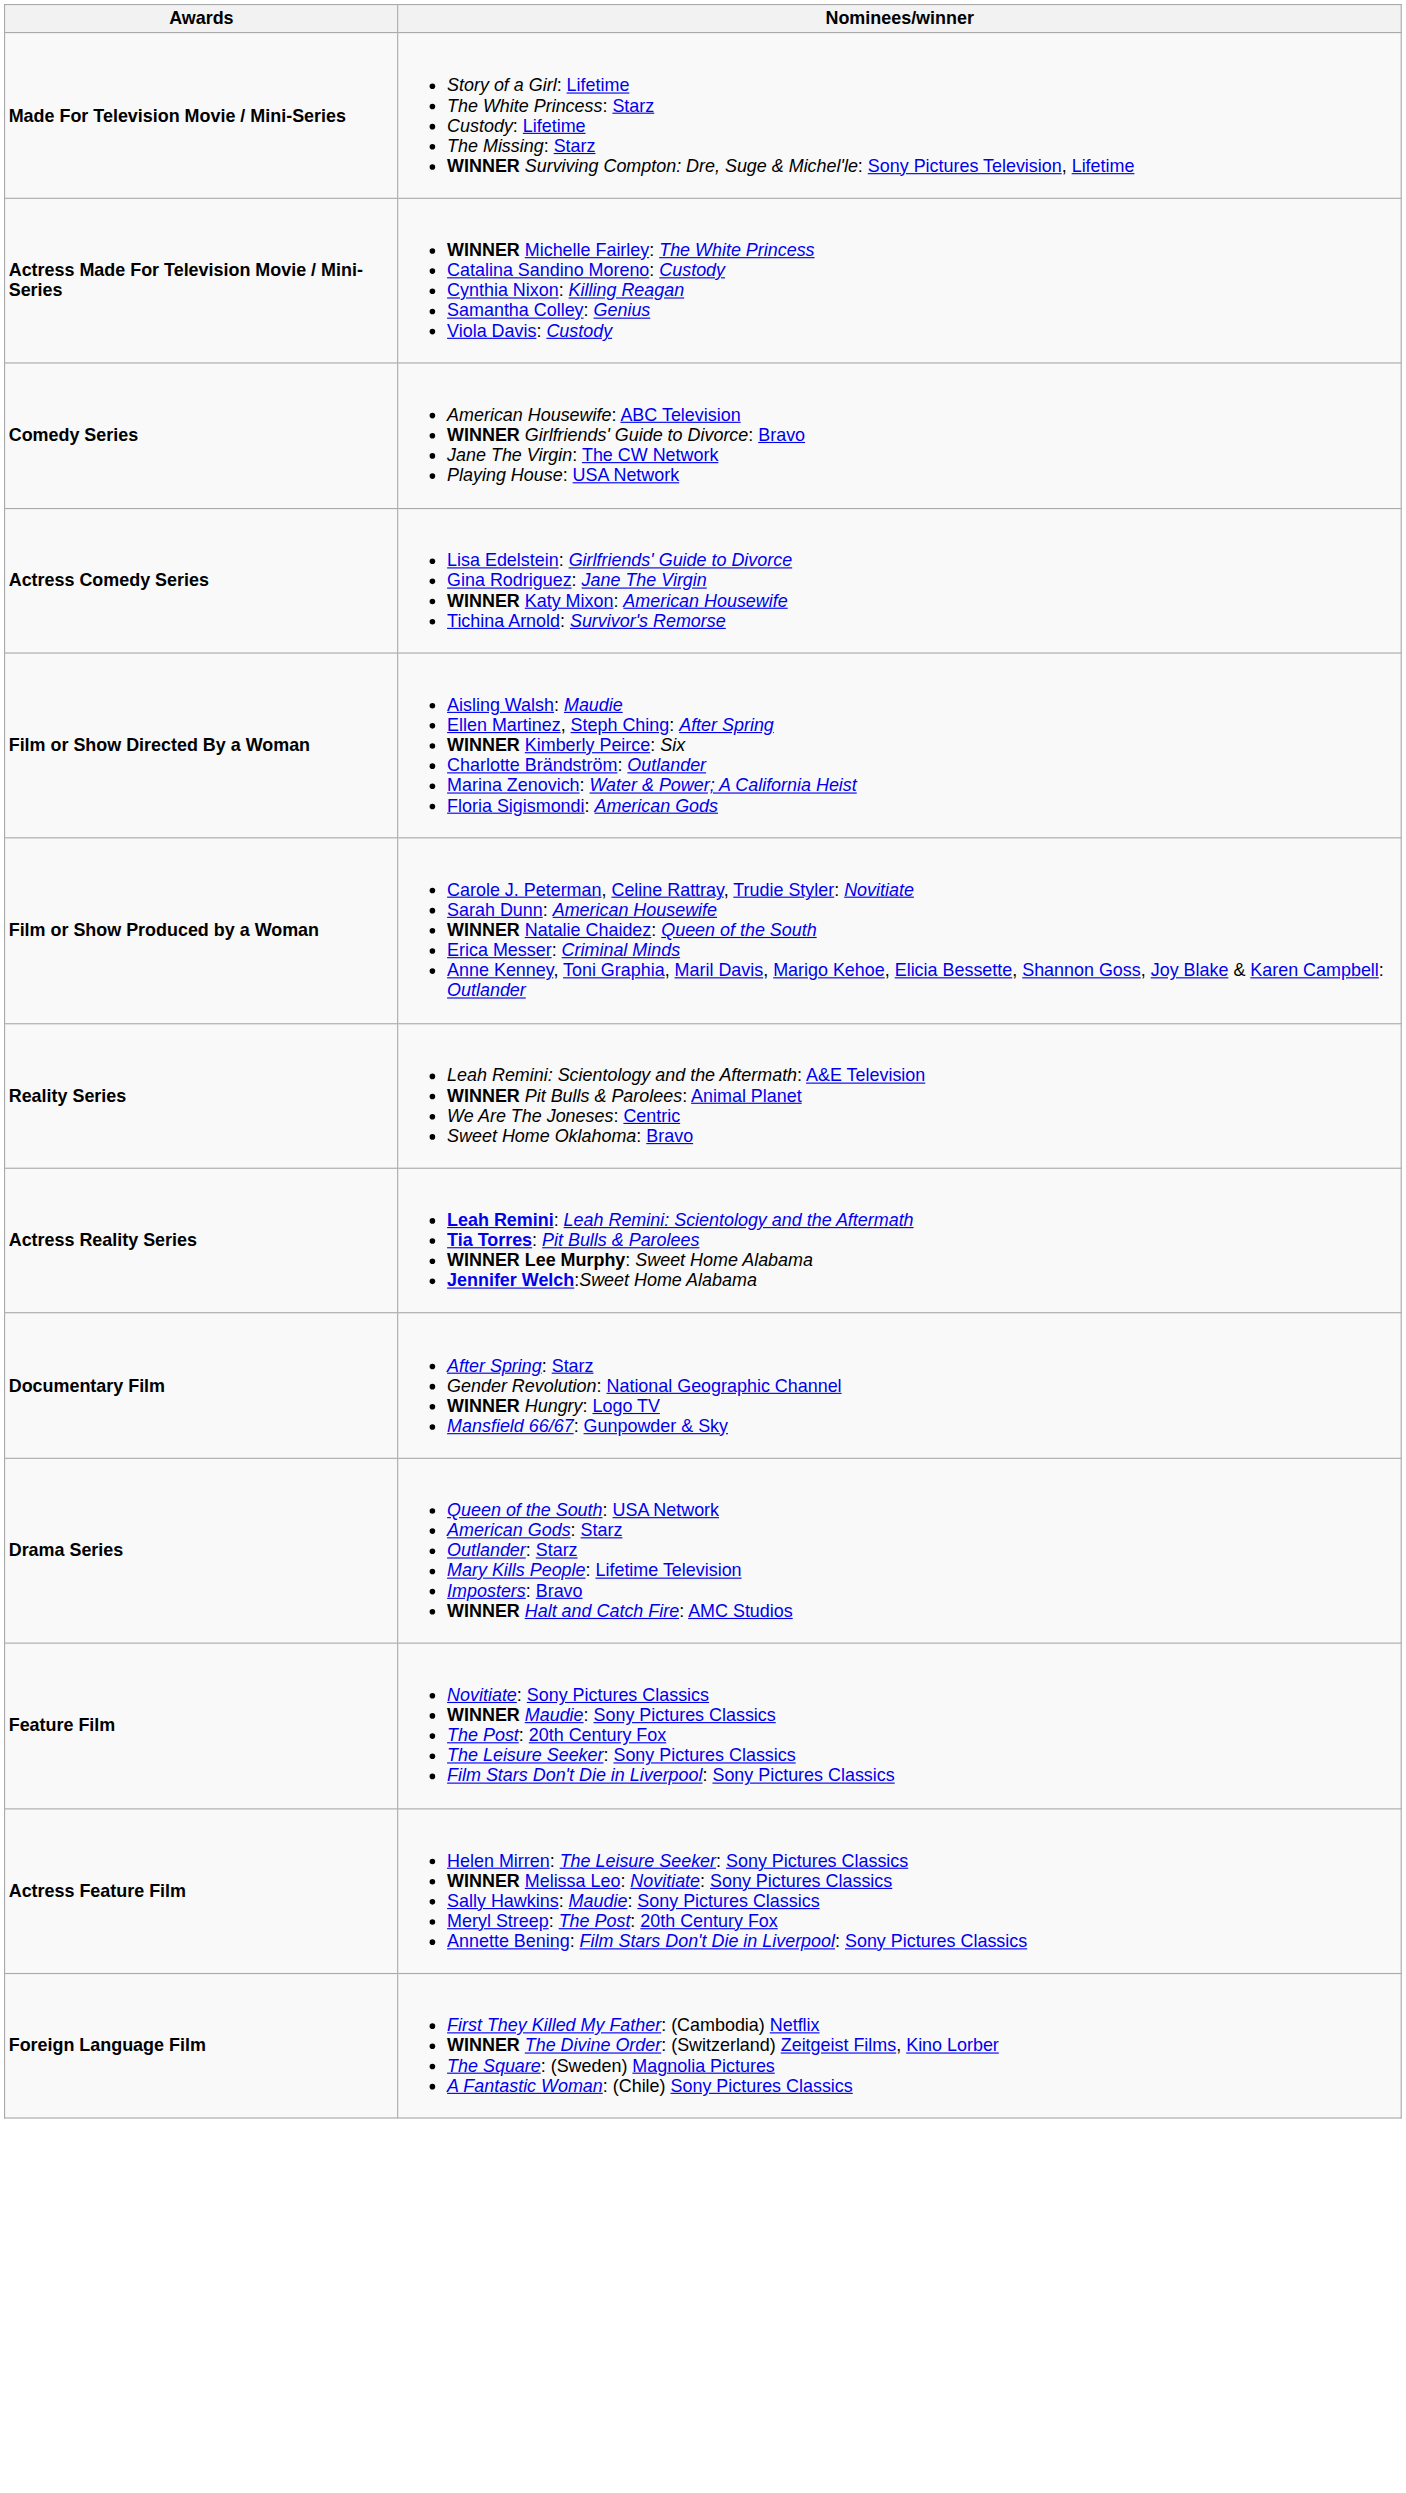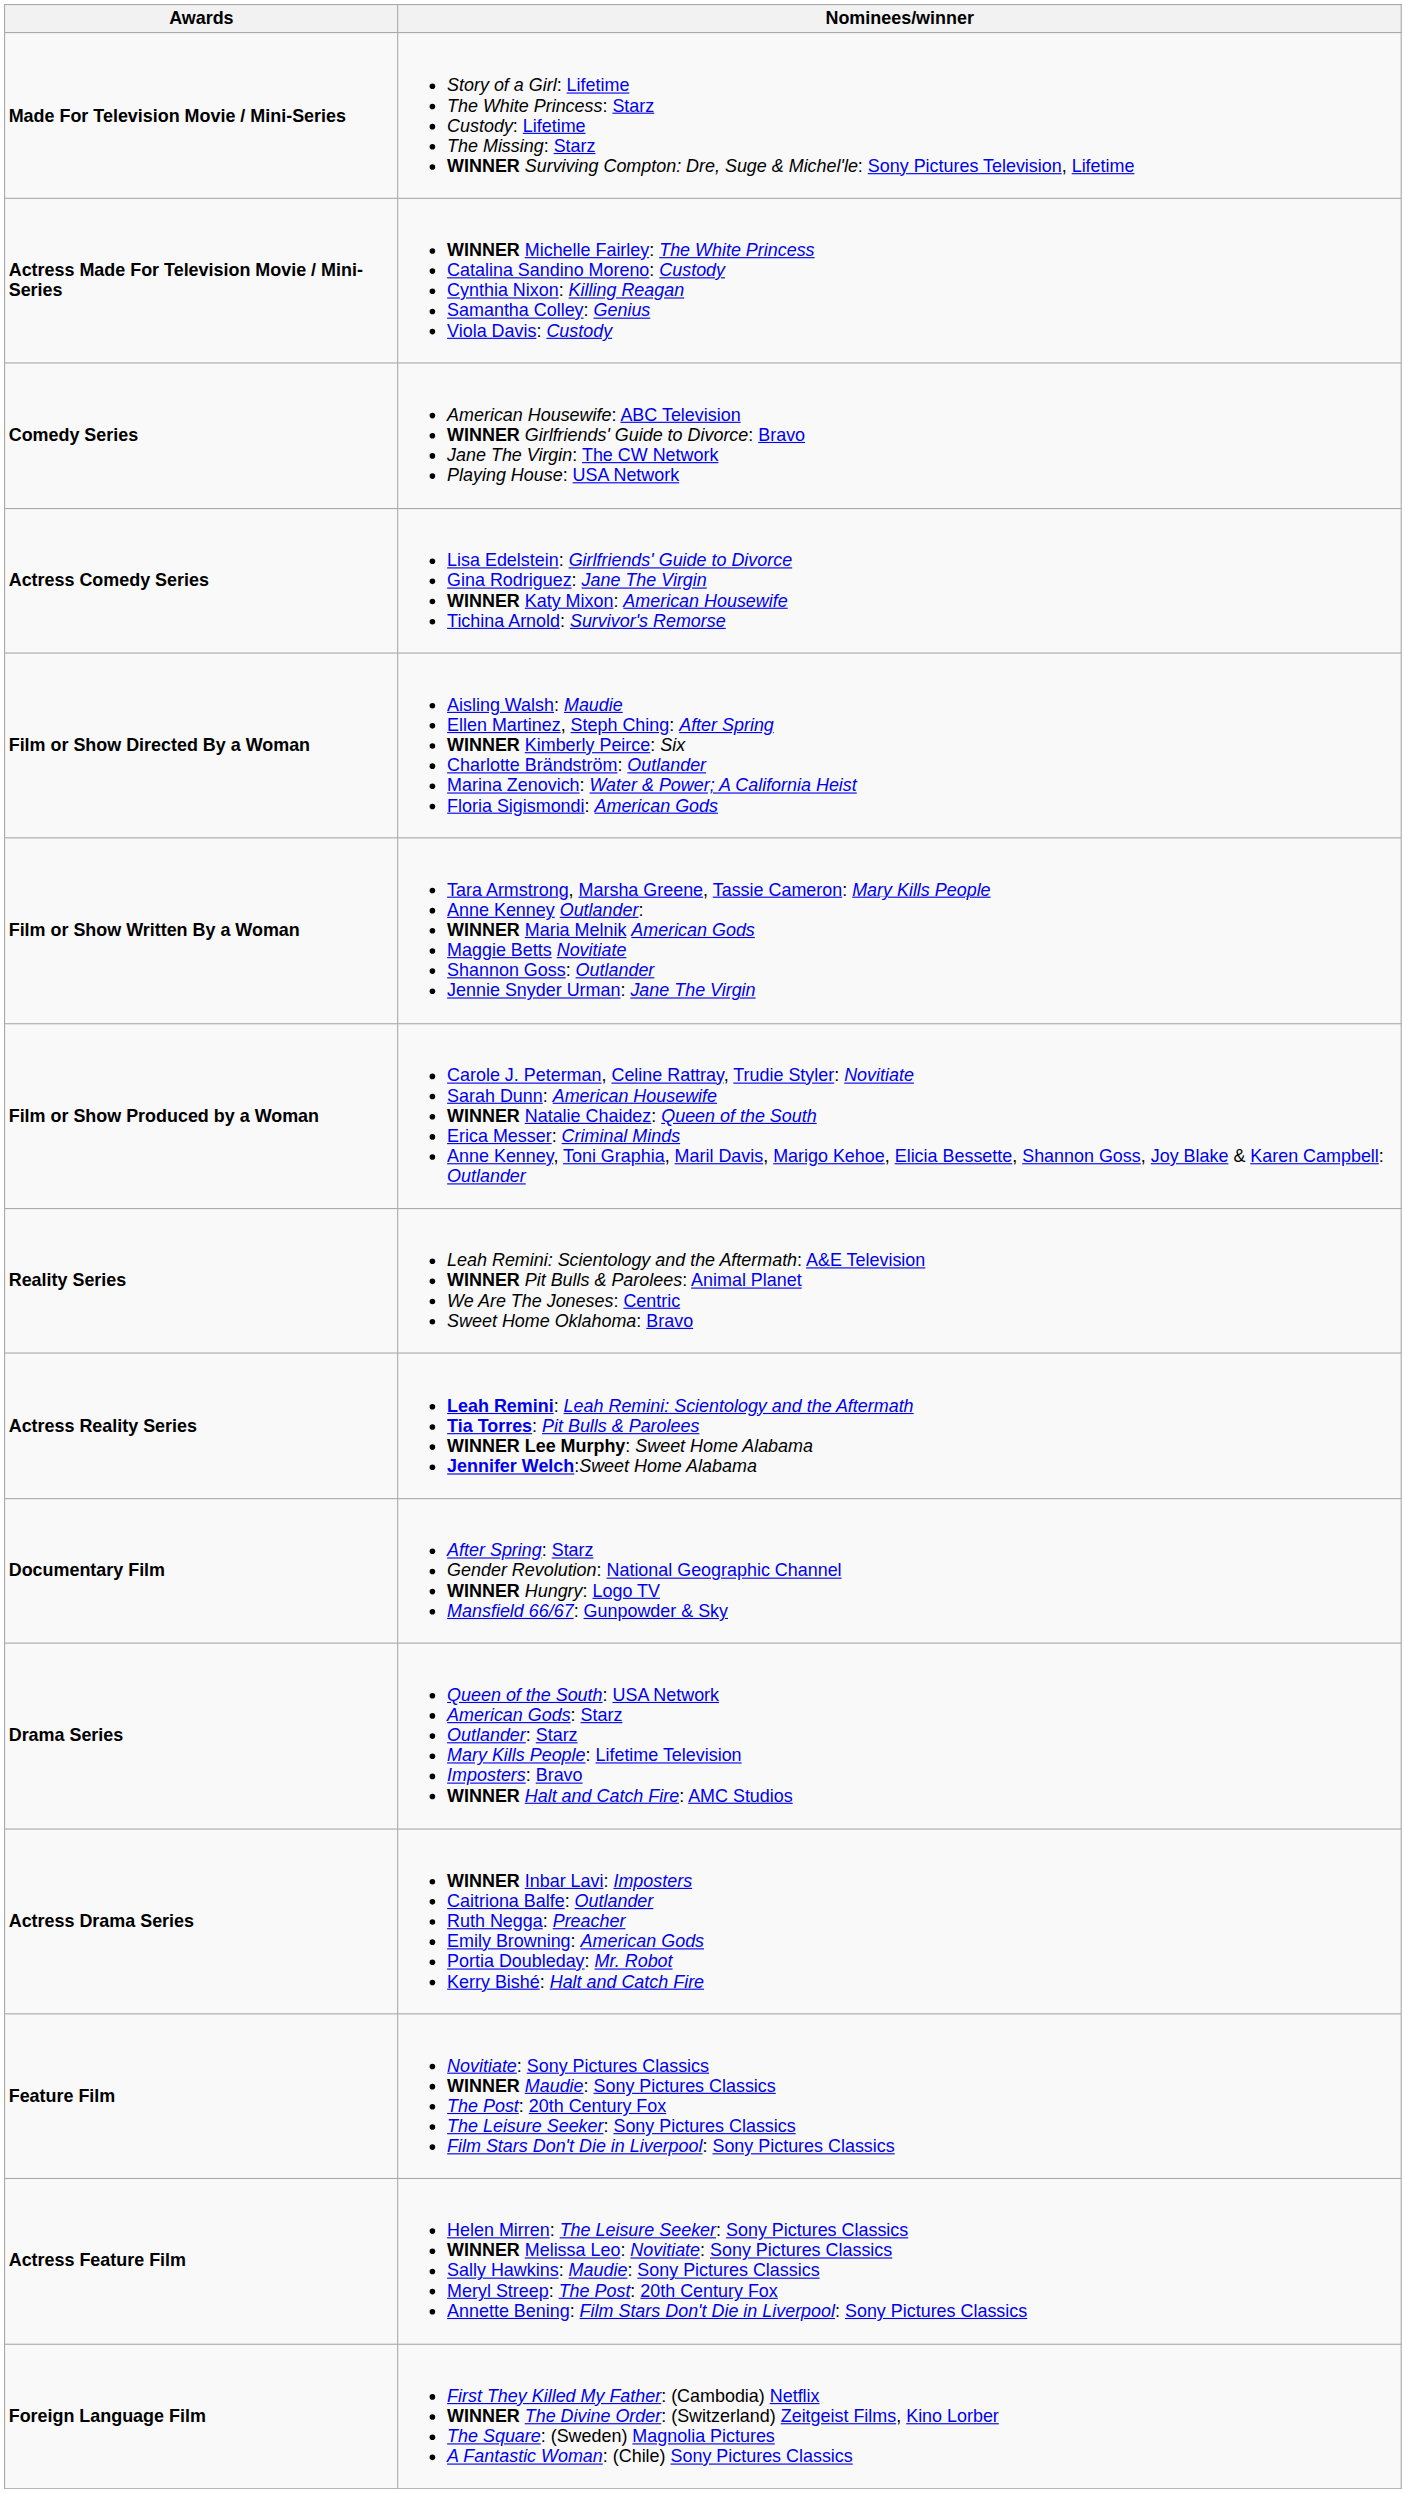+ row: (154, 930)
+ row: (101, 1921)
